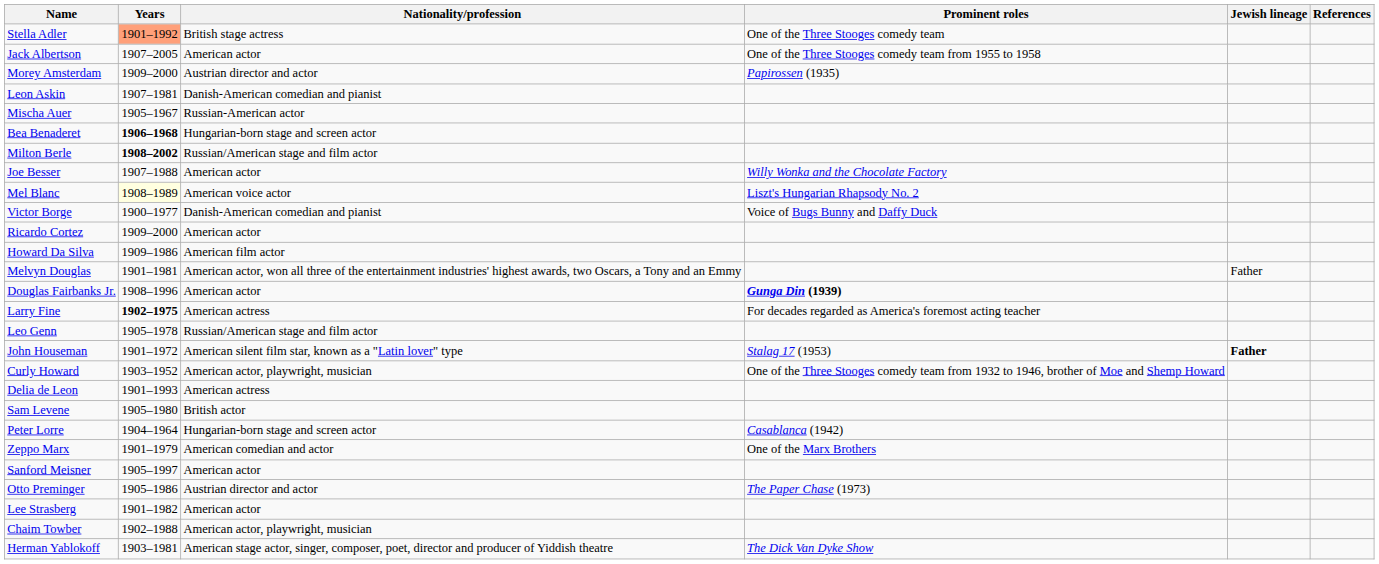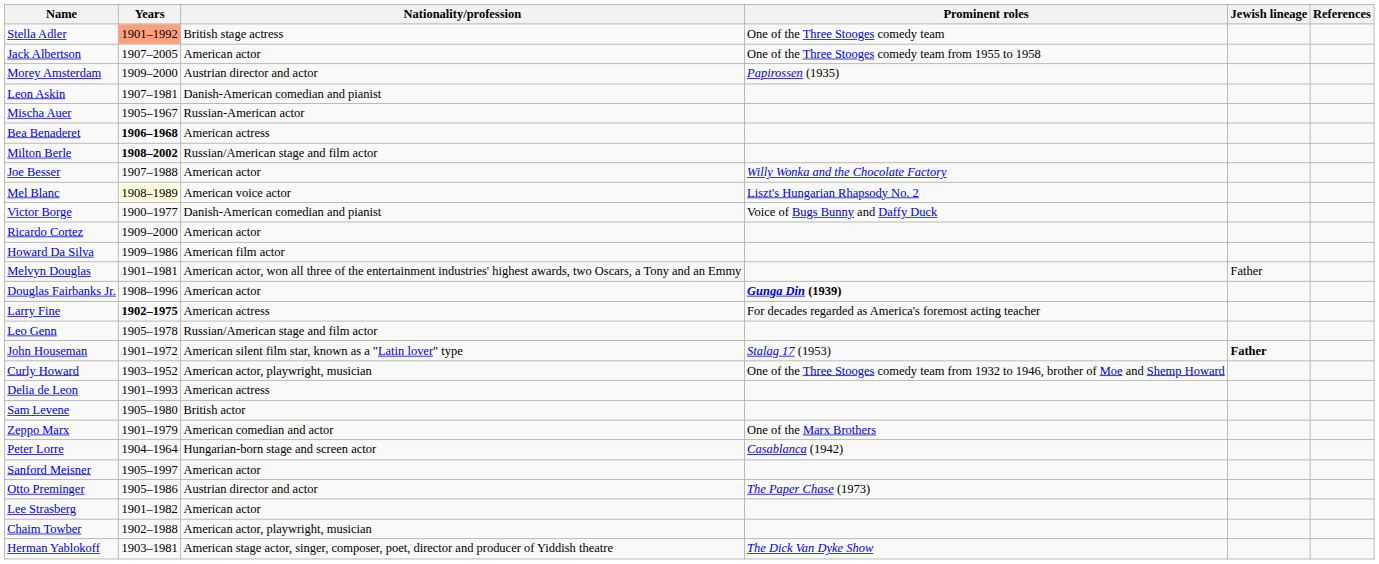(280, 133) Hungarian-born stage and screen actor -> (227, 133) American actress
rows swapped: (36, 430) <-> (38, 449)
